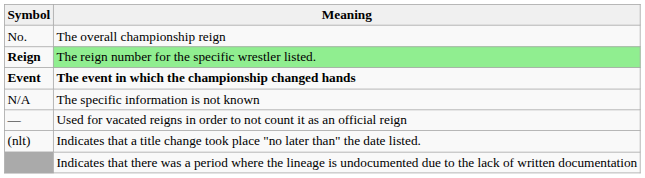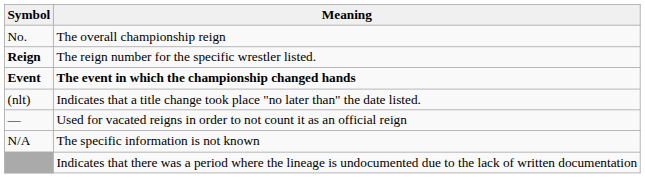(186, 57) lightgreen background -> (186, 57) no background
rows swapped: (19, 99) <-> (19, 141)
